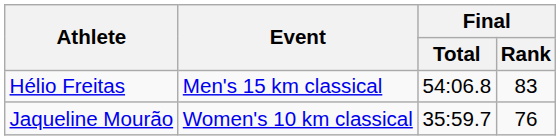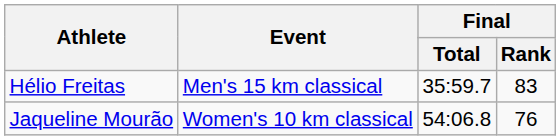(457, 86) 54:06.8 -> (457, 86) 35:59.7
(457, 119) 35:59.7 -> (457, 119) 54:06.8
